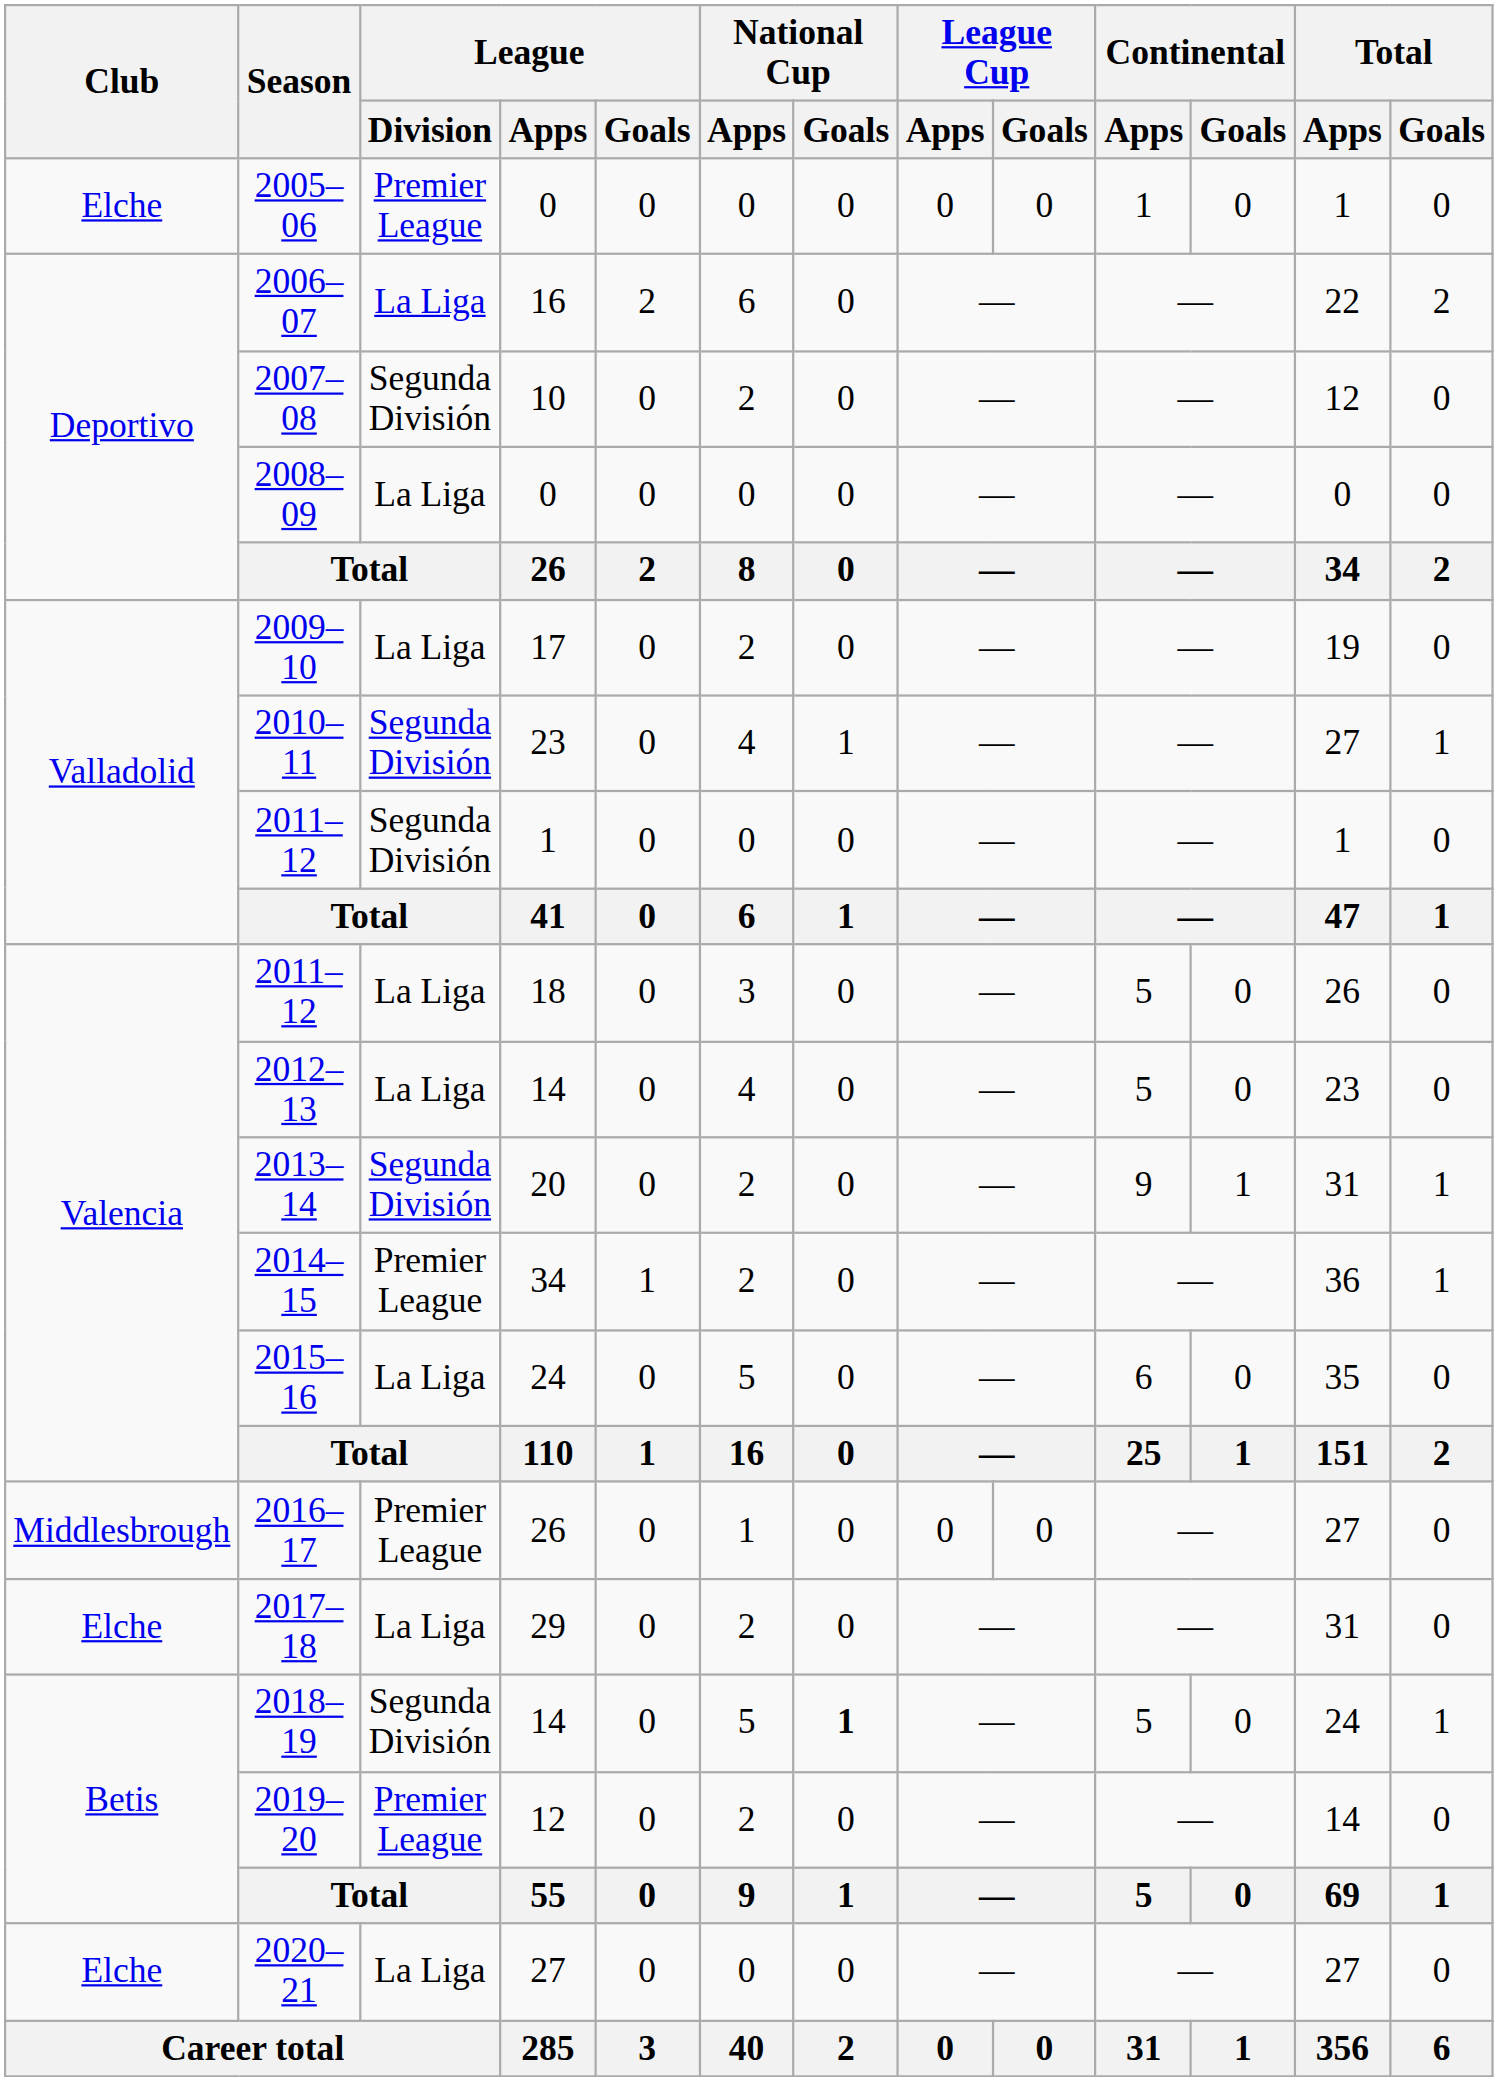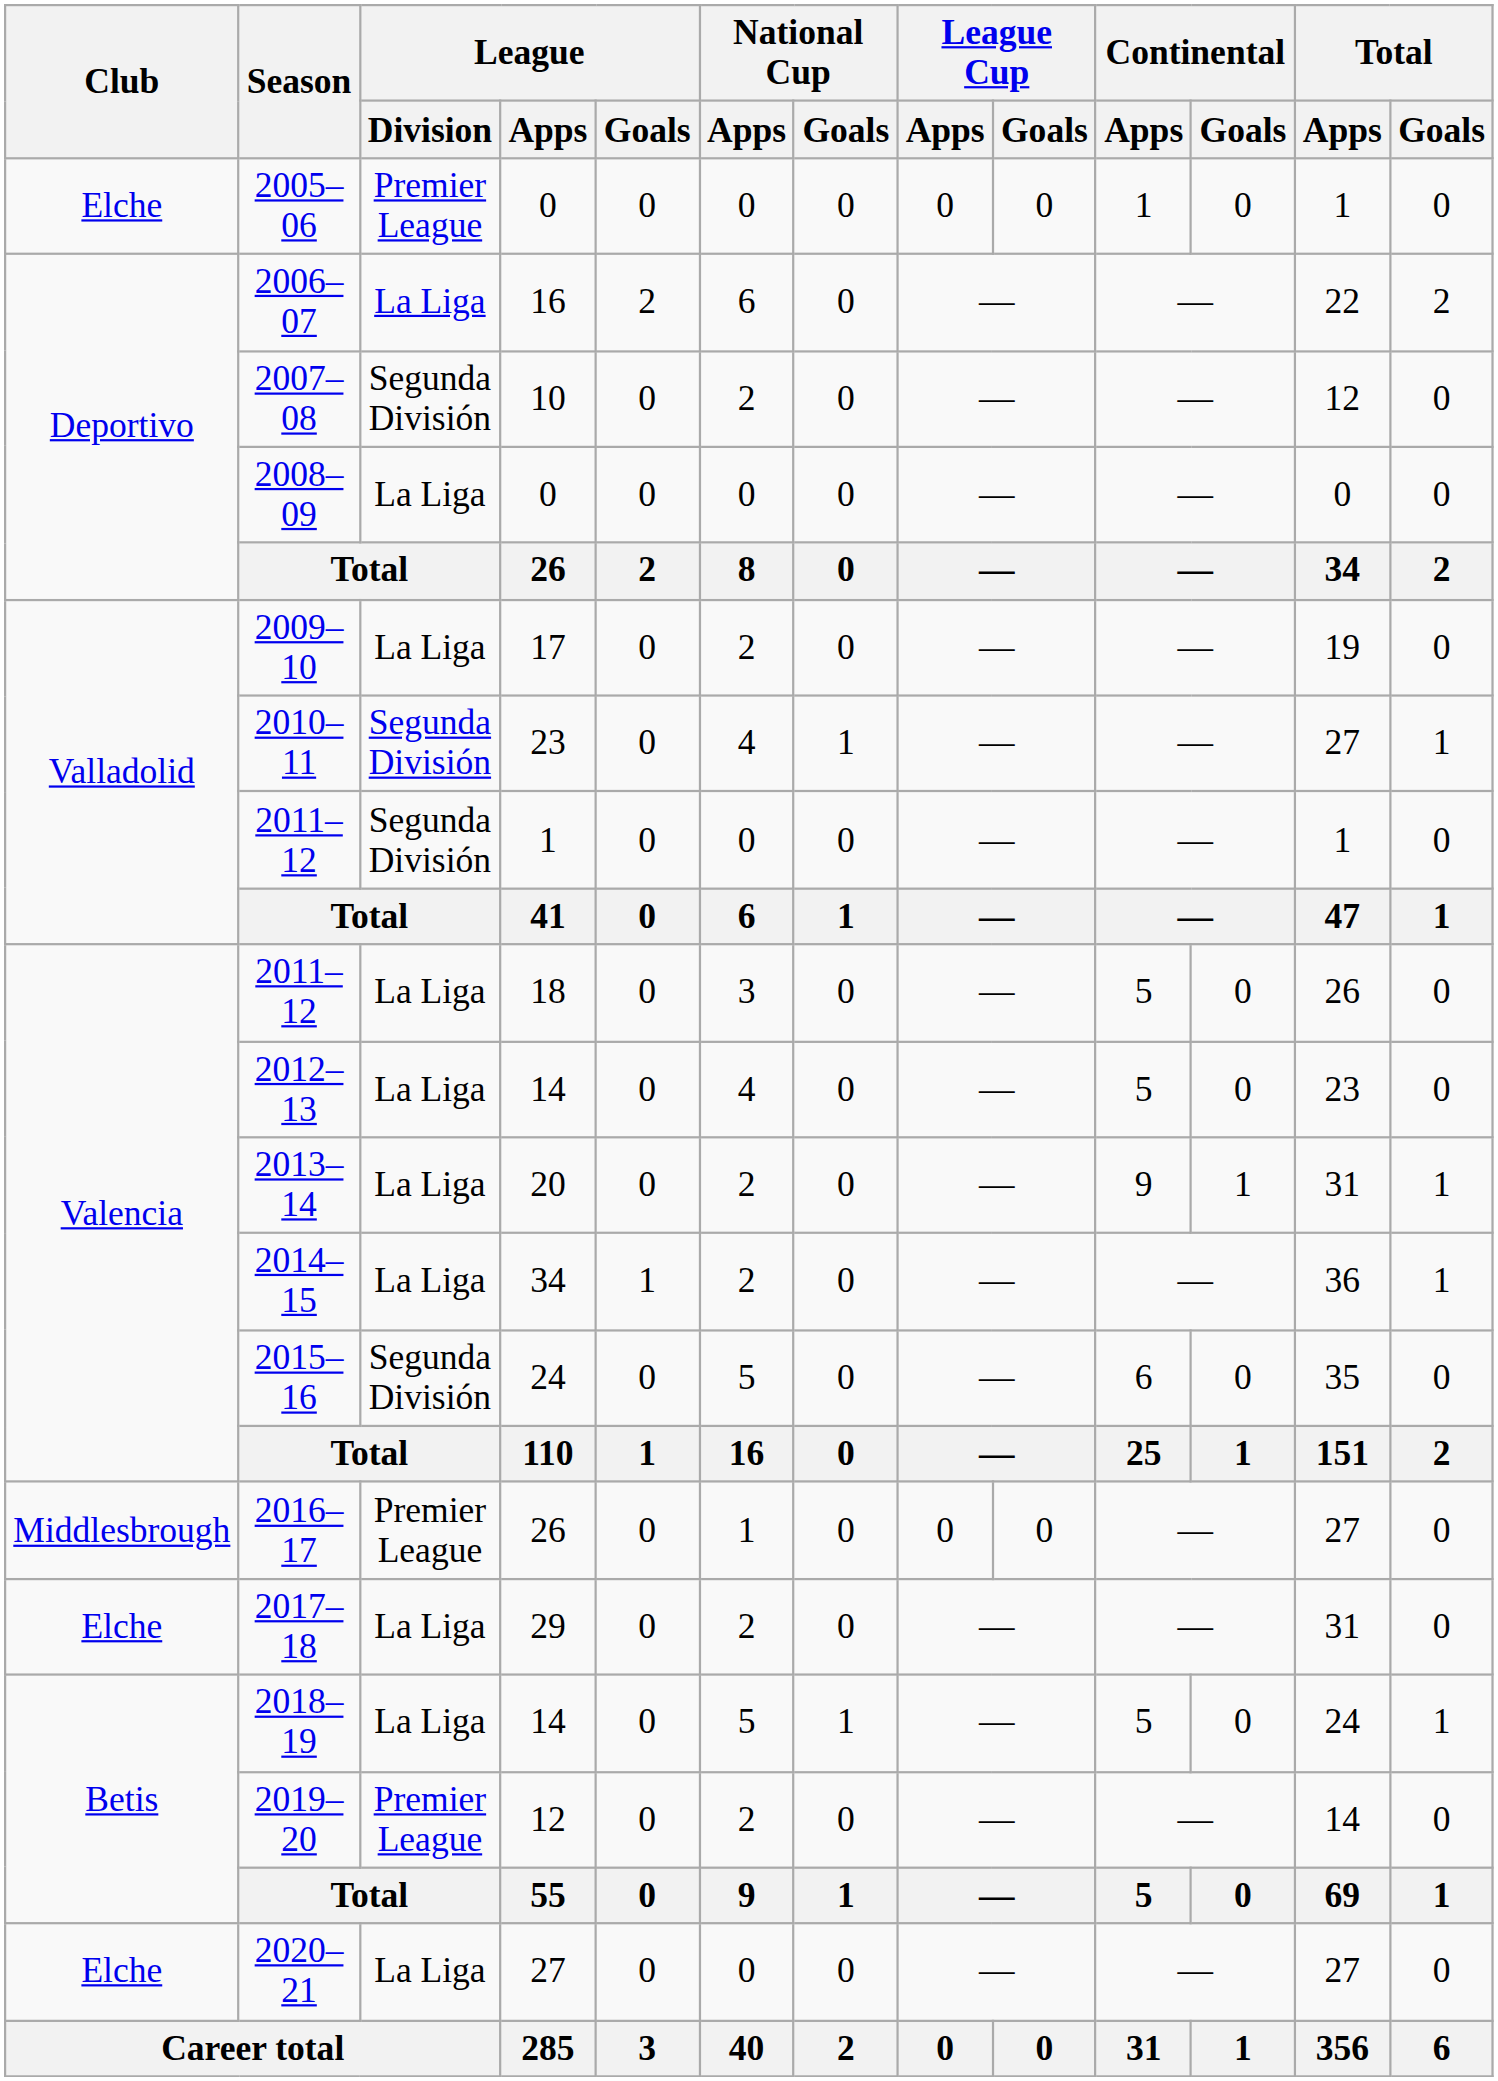(430, 1184) Segunda División -> (430, 1184) La Liga
(430, 1280) Premier League -> (430, 1280) La Liga
(430, 1377) La Liga -> (430, 1377) Segunda División
(430, 1722) Segunda División -> (430, 1722) La Liga
(846, 1722) bold -> (846, 1722) normal
